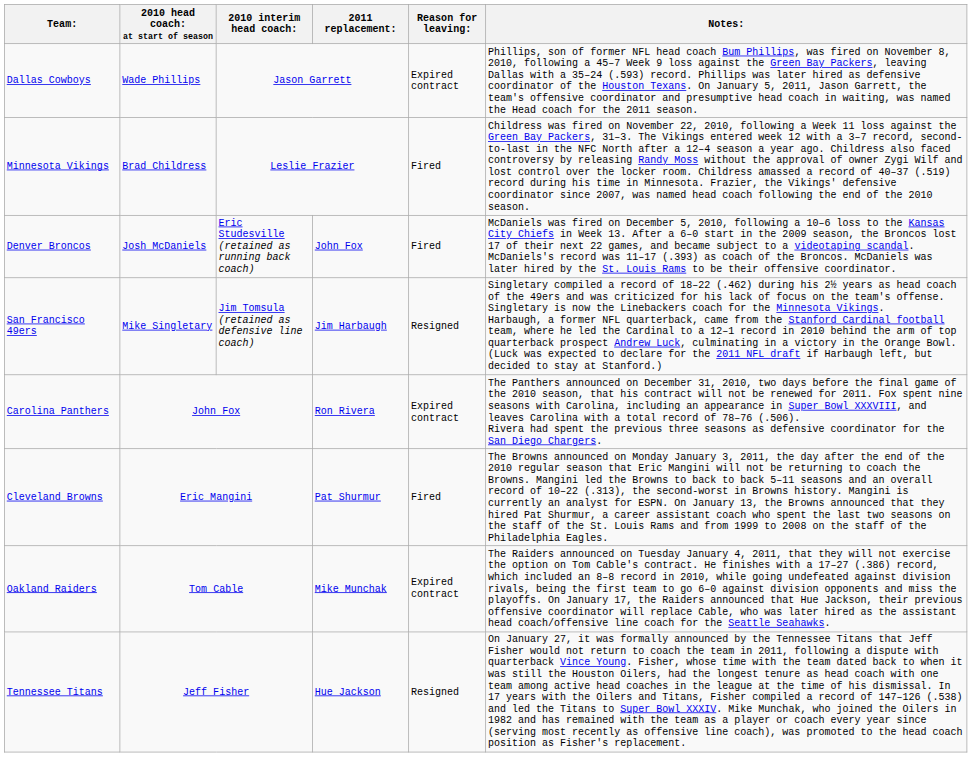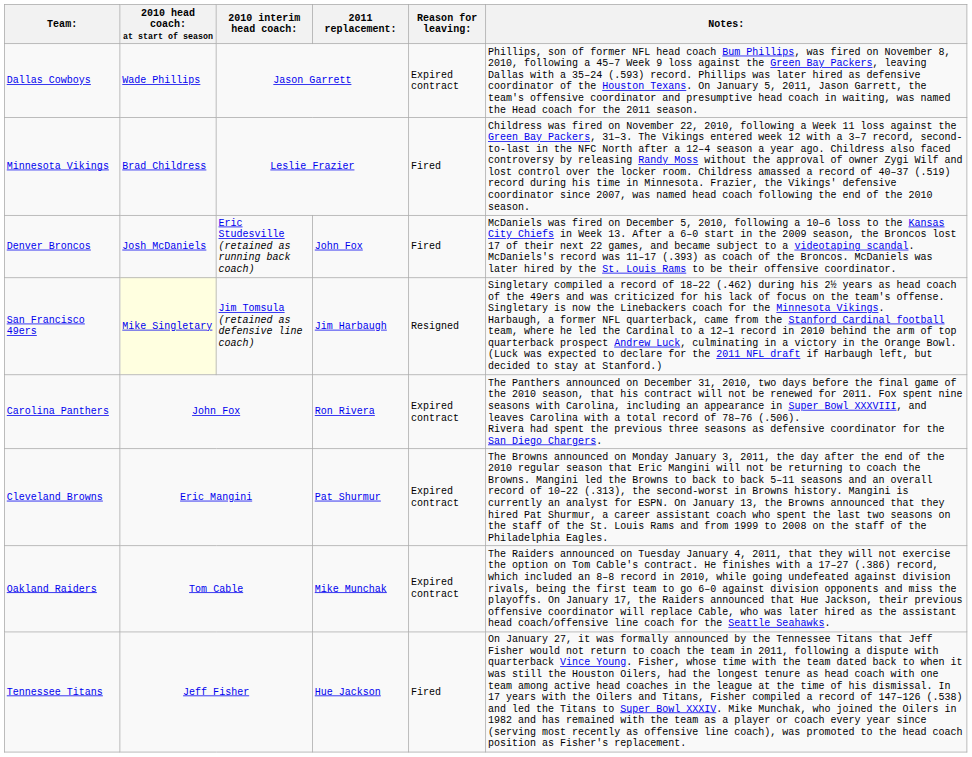(167, 326) no background -> (167, 326) lightyellow background
(426, 497) Fired -> (435, 497) Expired contract
(435, 692) Resigned -> (426, 692) Fired
